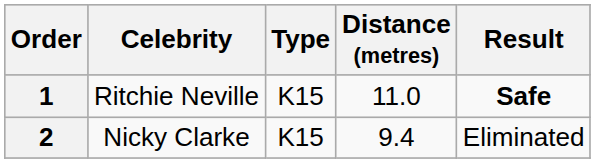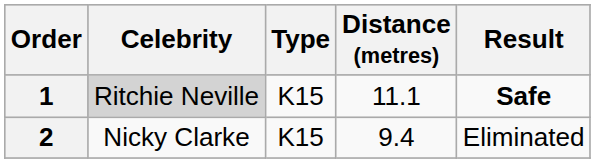(176, 95) no background -> (176, 95) lightgrey background
(396, 95) 11.0 -> (396, 95) 11.1
